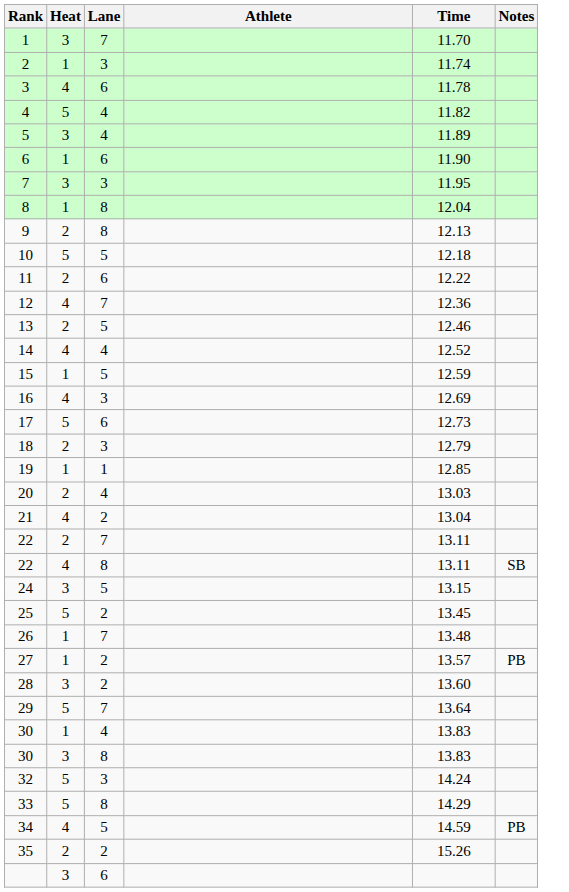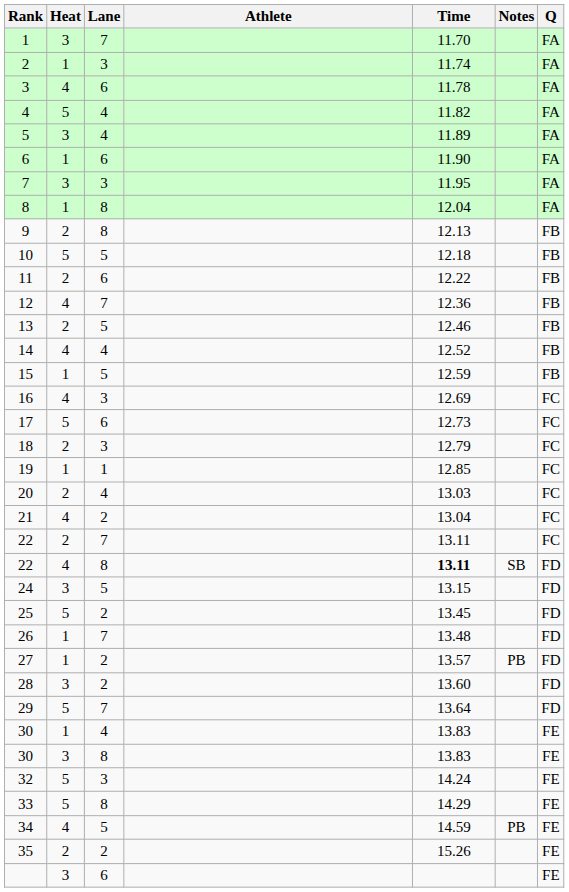+ column: (551, 16)
(454, 565) normal -> (454, 565) bold
